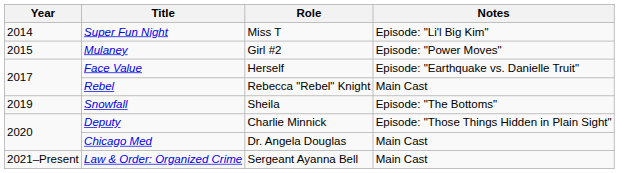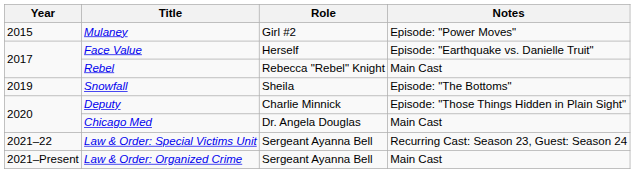- row: (126, 31)
+ row: (170, 141)
